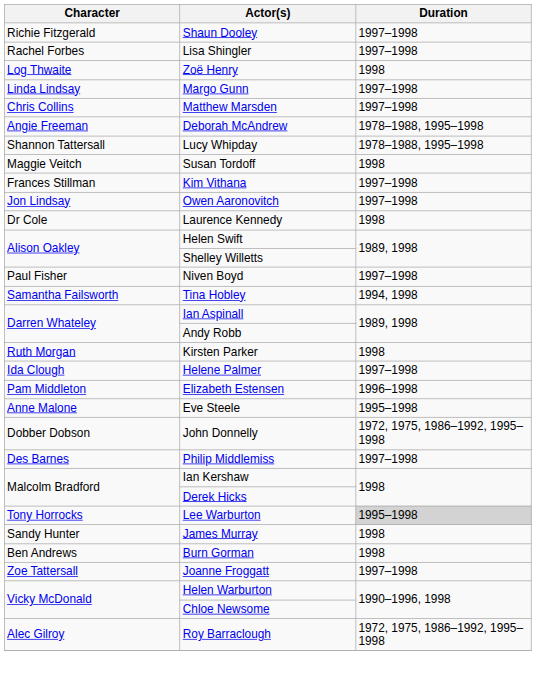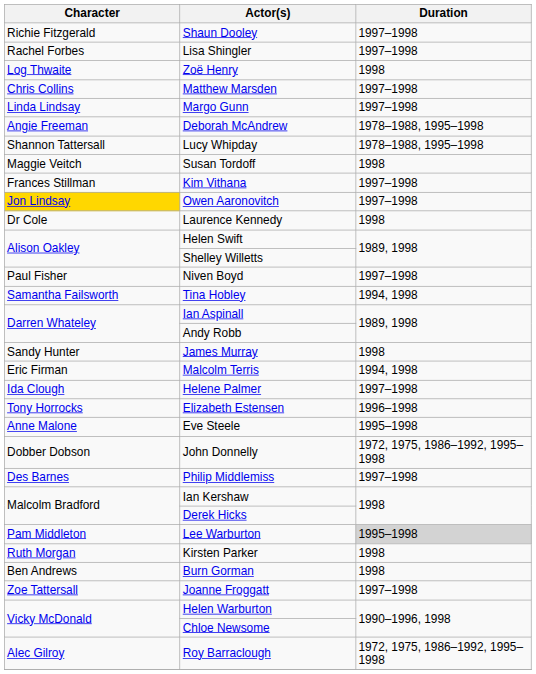rows swapped: (230, 107) <-> (216, 88)
(39, 201) no background -> (39, 201) gold background
rows swapped: (220, 534) <-> (220, 351)
+ row: (221, 370)
(47, 389) Pam Middleton -> (45, 408) Tony Horrocks
(45, 515) Tony Horrocks -> (47, 534) Pam Middleton
